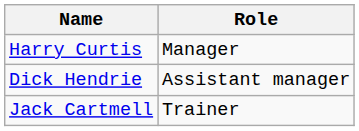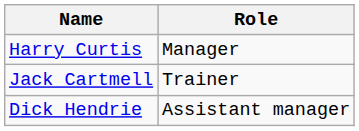rows swapped: (76, 80) <-> (81, 110)
